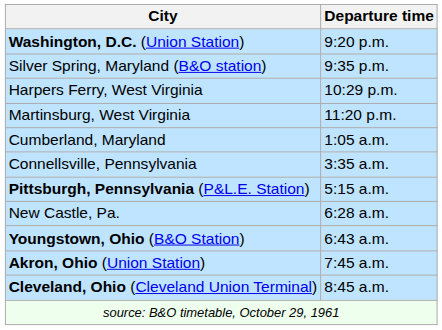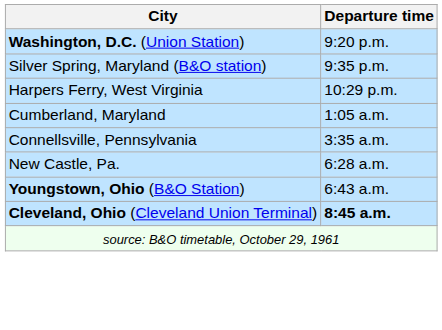- row: (99, 115)
- row: (159, 189)
- row: (107, 262)
(357, 287) normal -> (358, 213) bold
